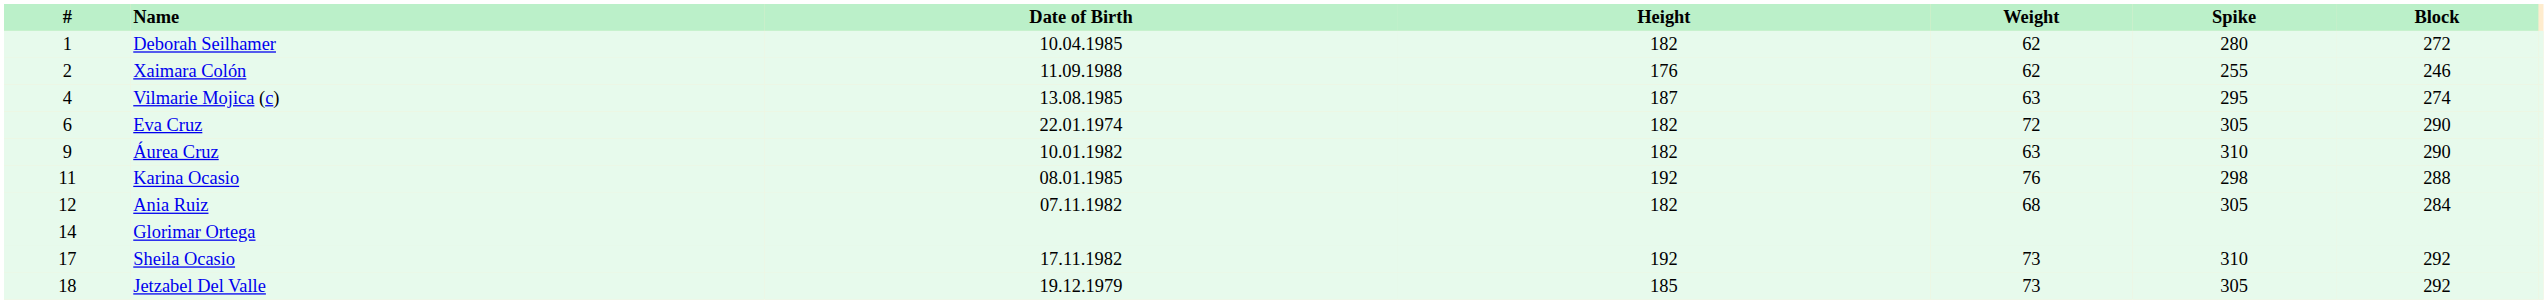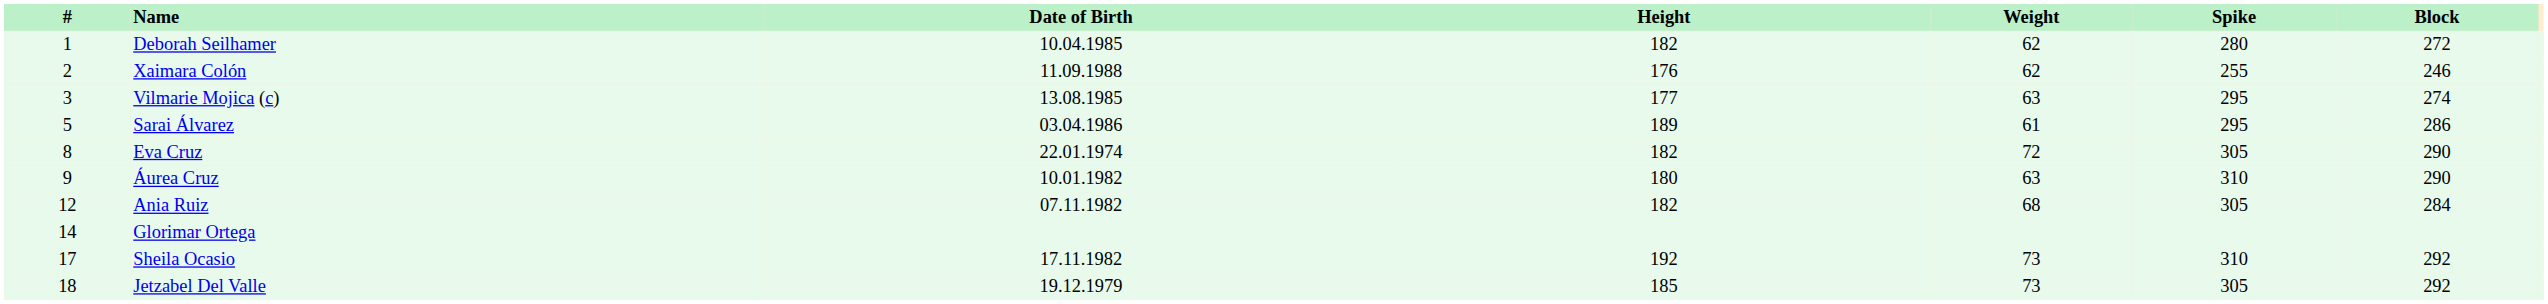(67, 97) 4 -> (67, 97) 3
(1664, 97) 187 -> (1664, 97) 177
+ row: (184, 124)
(67, 124) 6 -> (67, 151) 8
(1664, 151) 182 -> (1664, 178) 180
- row: (186, 178)
